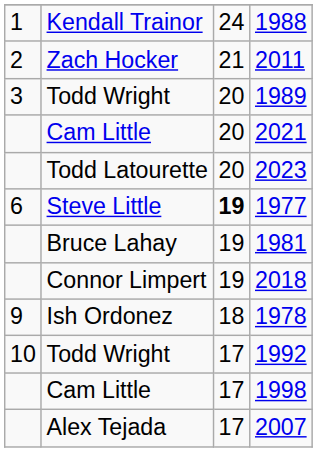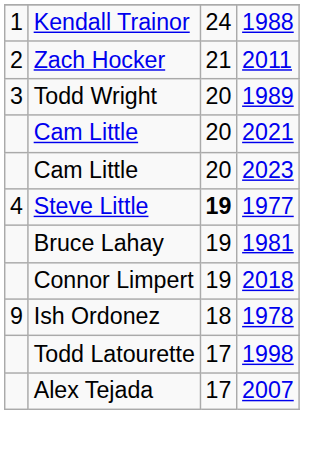(127, 170) Todd Latourette -> (86, 170) Cam Little
(17, 206) 6 -> (17, 206) 4
- row: (281, 354)
(99, 390) Cam Little -> (114, 354) Todd Latourette
